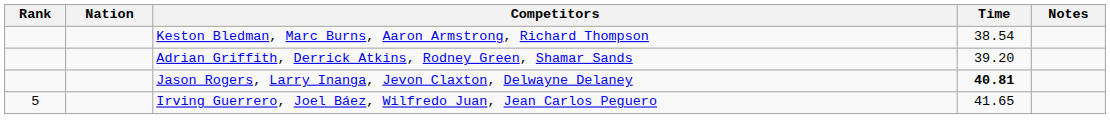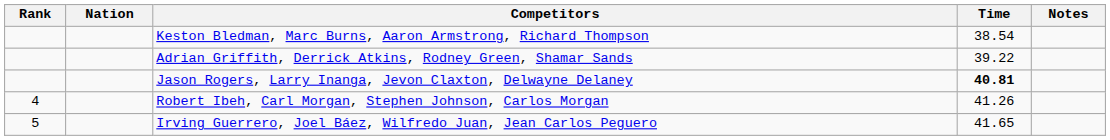(994, 59) 39.20 -> (994, 59) 39.22
+ row: (382, 103)
